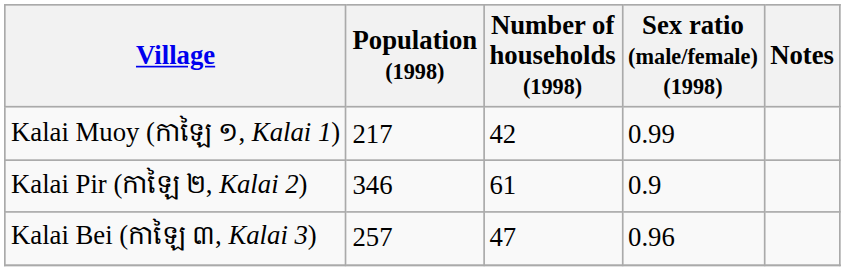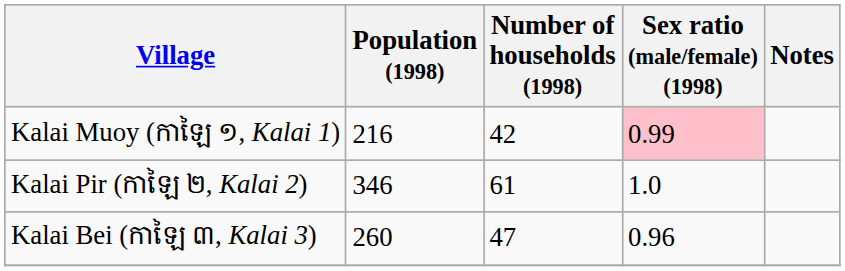(372, 133) 217 -> (372, 133) 216
(651, 133) no background -> (651, 133) pink background
(645, 185) 0.9 -> (645, 185) 1.0
(372, 237) 257 -> (372, 237) 260
